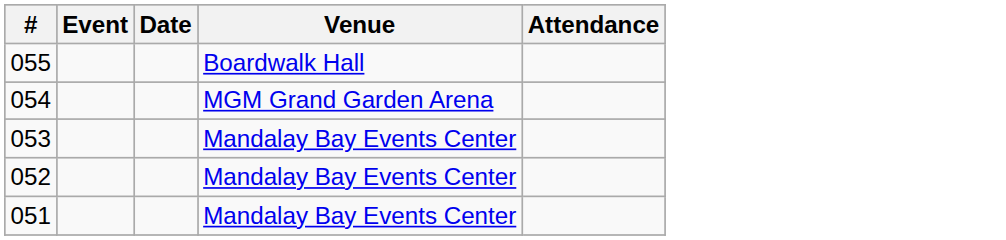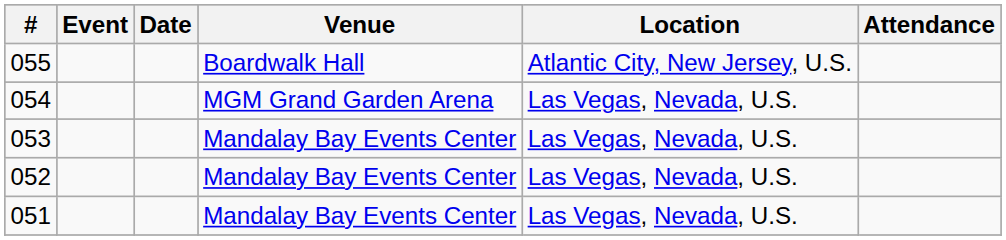+ column: (690, 24)
